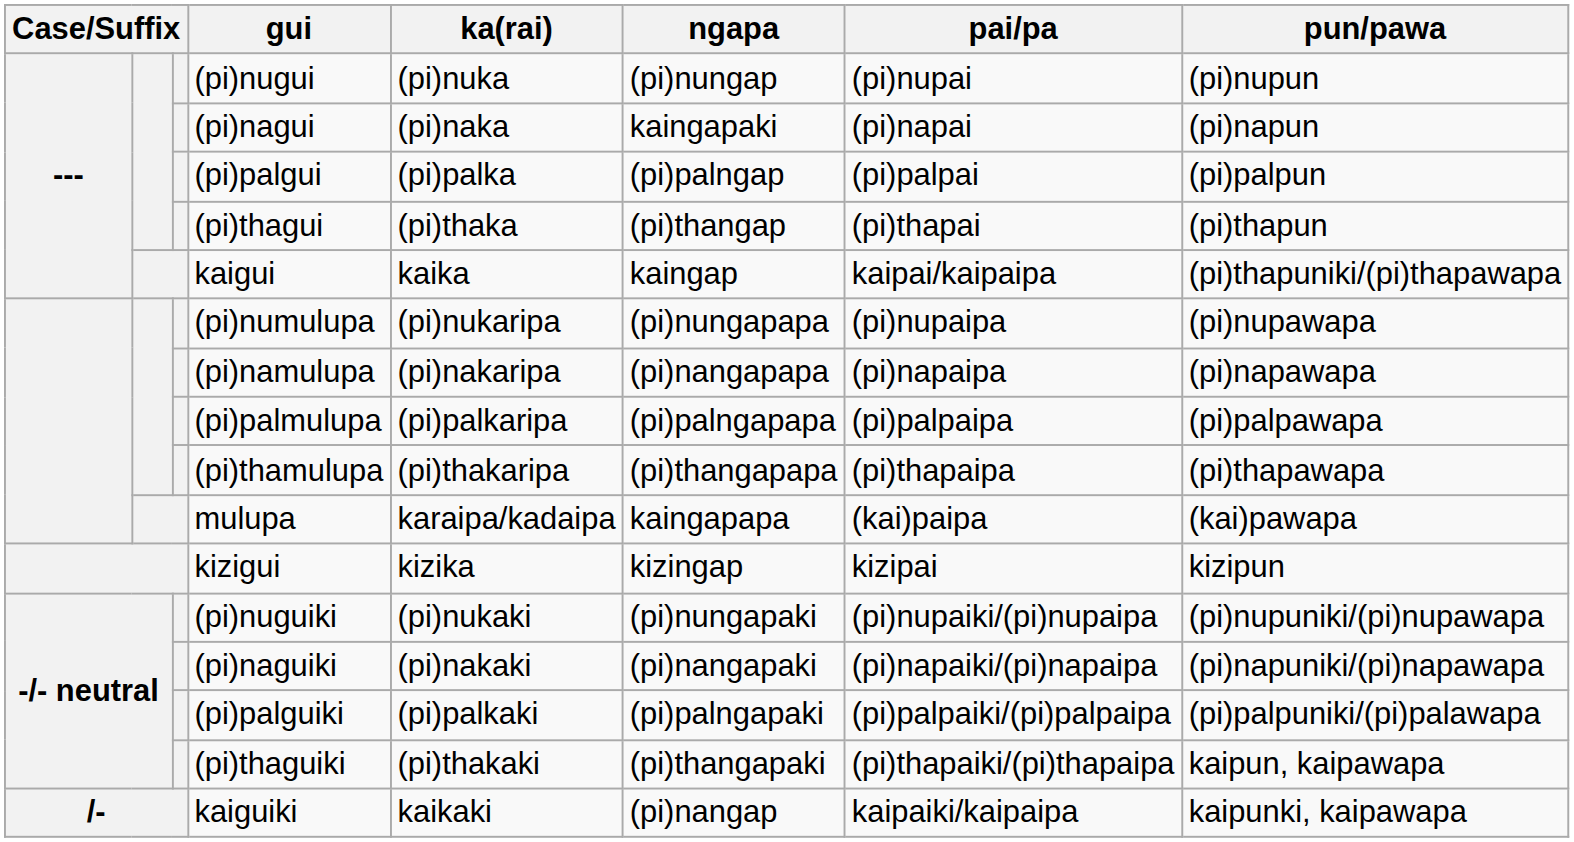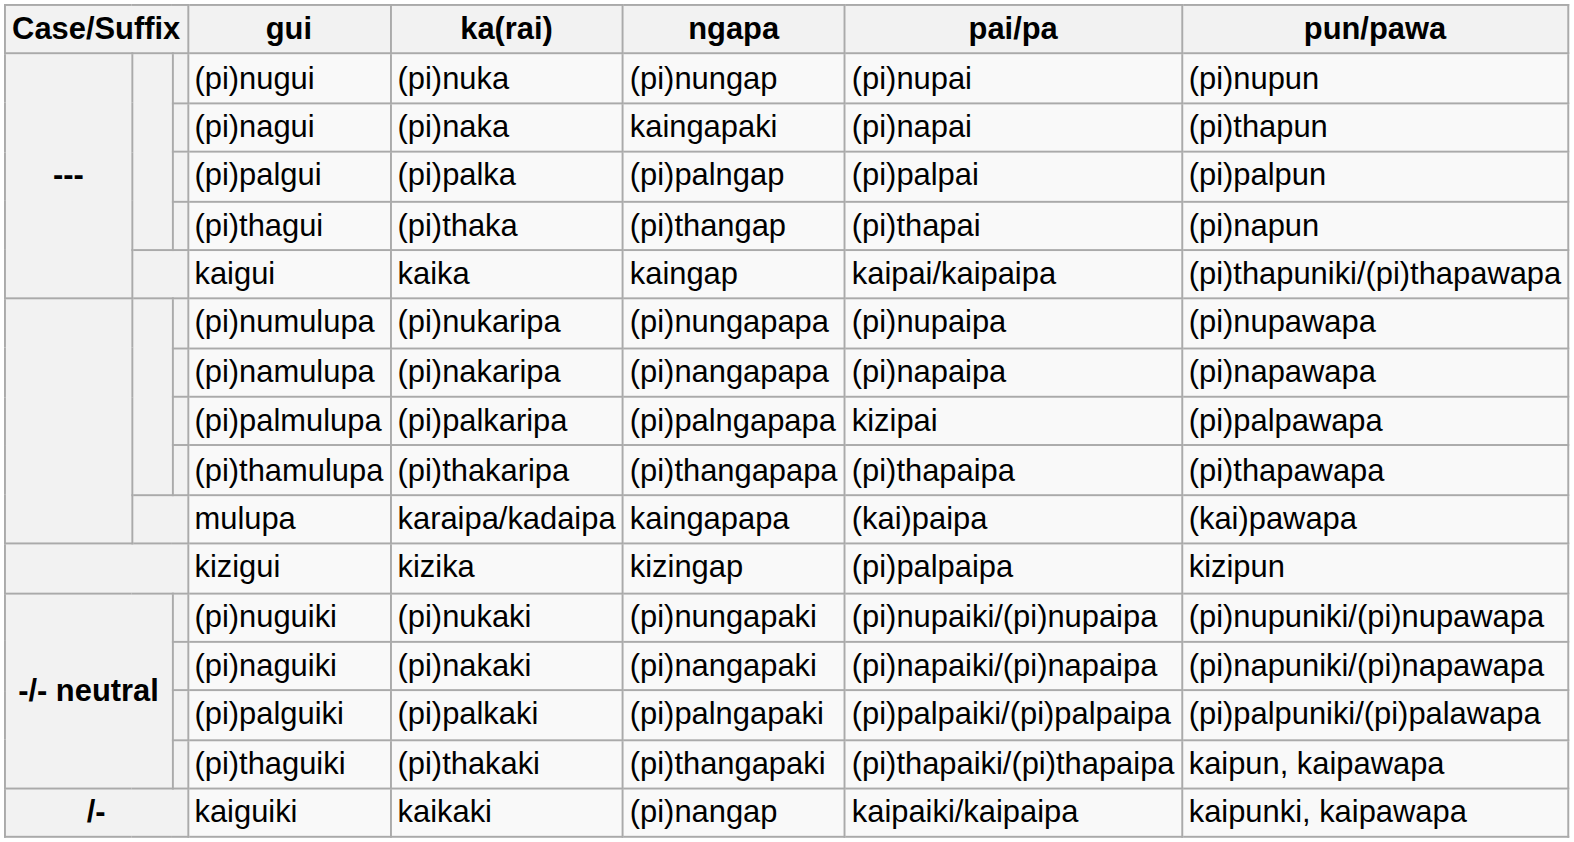(1254, 126) (pi)napun -> (1258, 126) (pi)thapun
(1258, 224) (pi)thapun -> (1254, 224) (pi)napun
(932, 420) (pi)palpaipa -> (895, 420) kizipai
(895, 567) kizipai -> (932, 567) (pi)palpaipa
